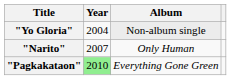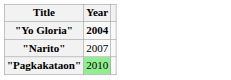- column: (166, 13)
(97, 30) normal -> (97, 30) bold
